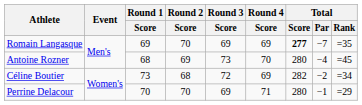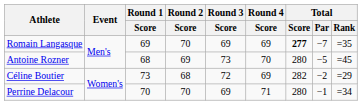(322, 60) −4 -> (322, 60) −5
(344, 76) =34 -> (344, 76) =29
(344, 92) =29 -> (344, 92) =34
